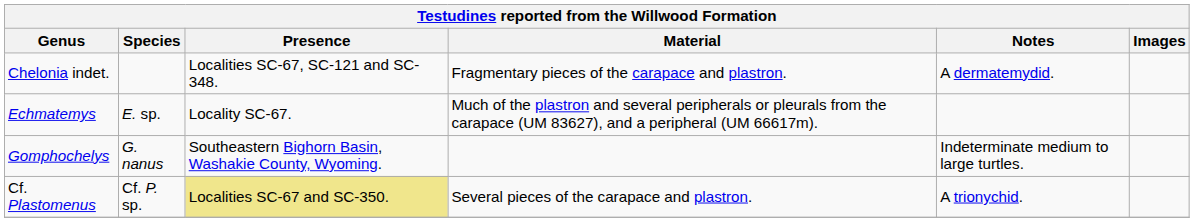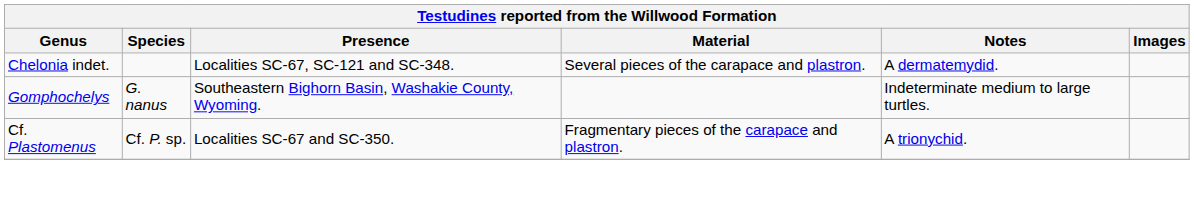(619, 73) Fragmentary pieces of the carapace and plastron. -> (715, 64) Several pieces of the carapace and plastron.
- row: (52, 114)
(289, 196) khaki background -> (294, 138) no background
(602, 196) Several pieces of the carapace and plastron. -> (701, 138) Fragmentary pieces of the carapace and plastron.
